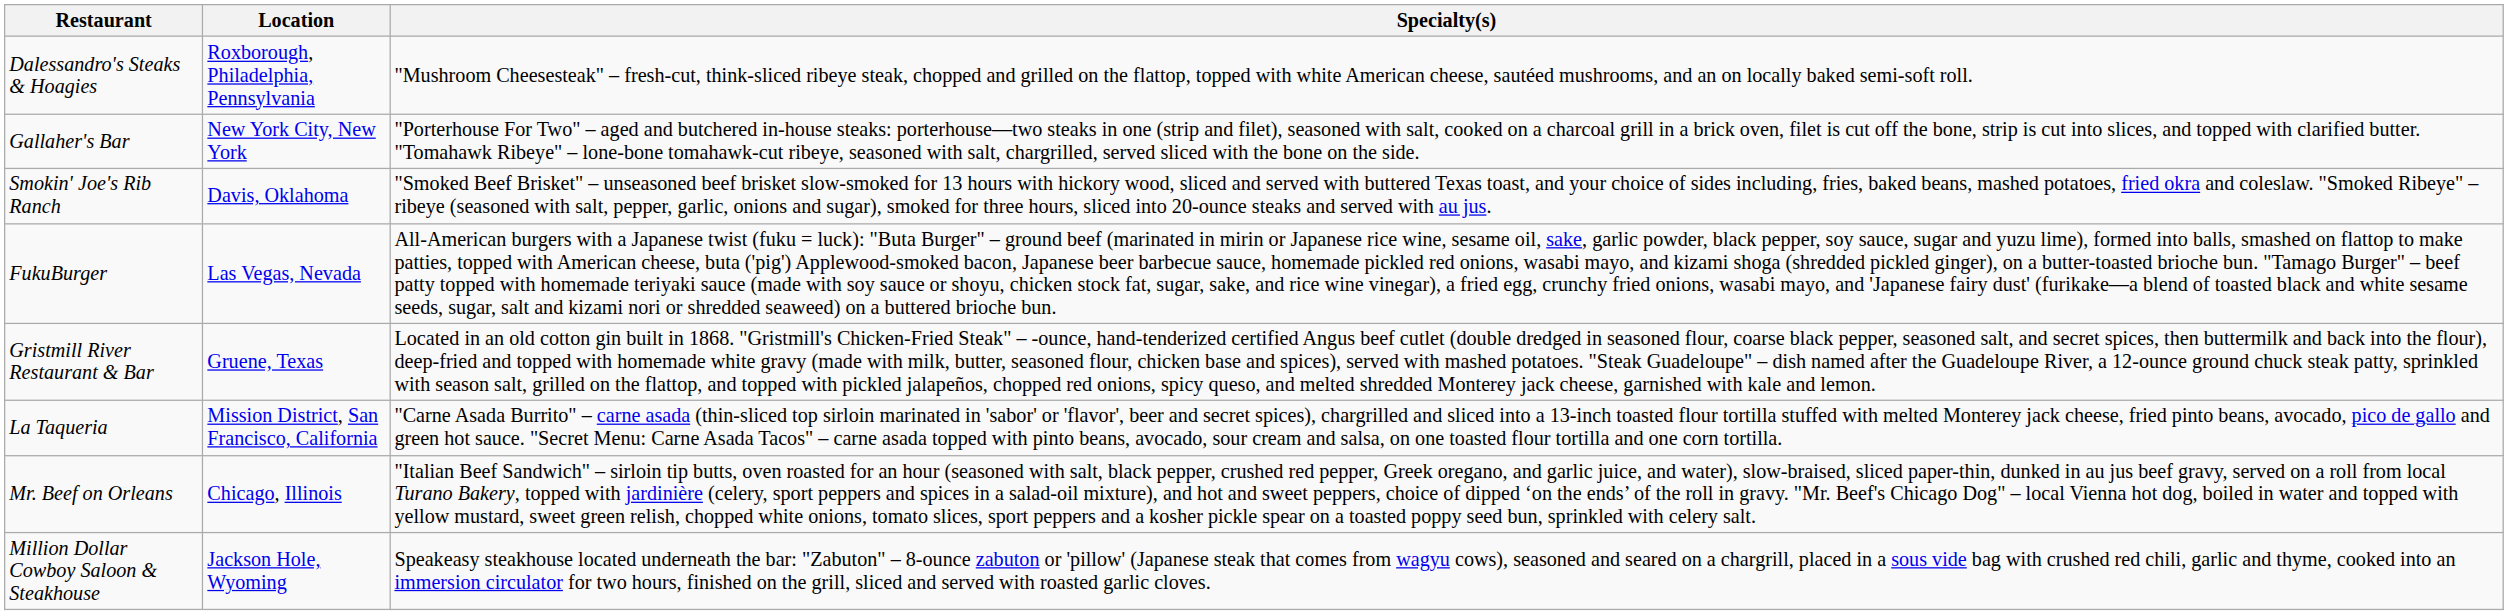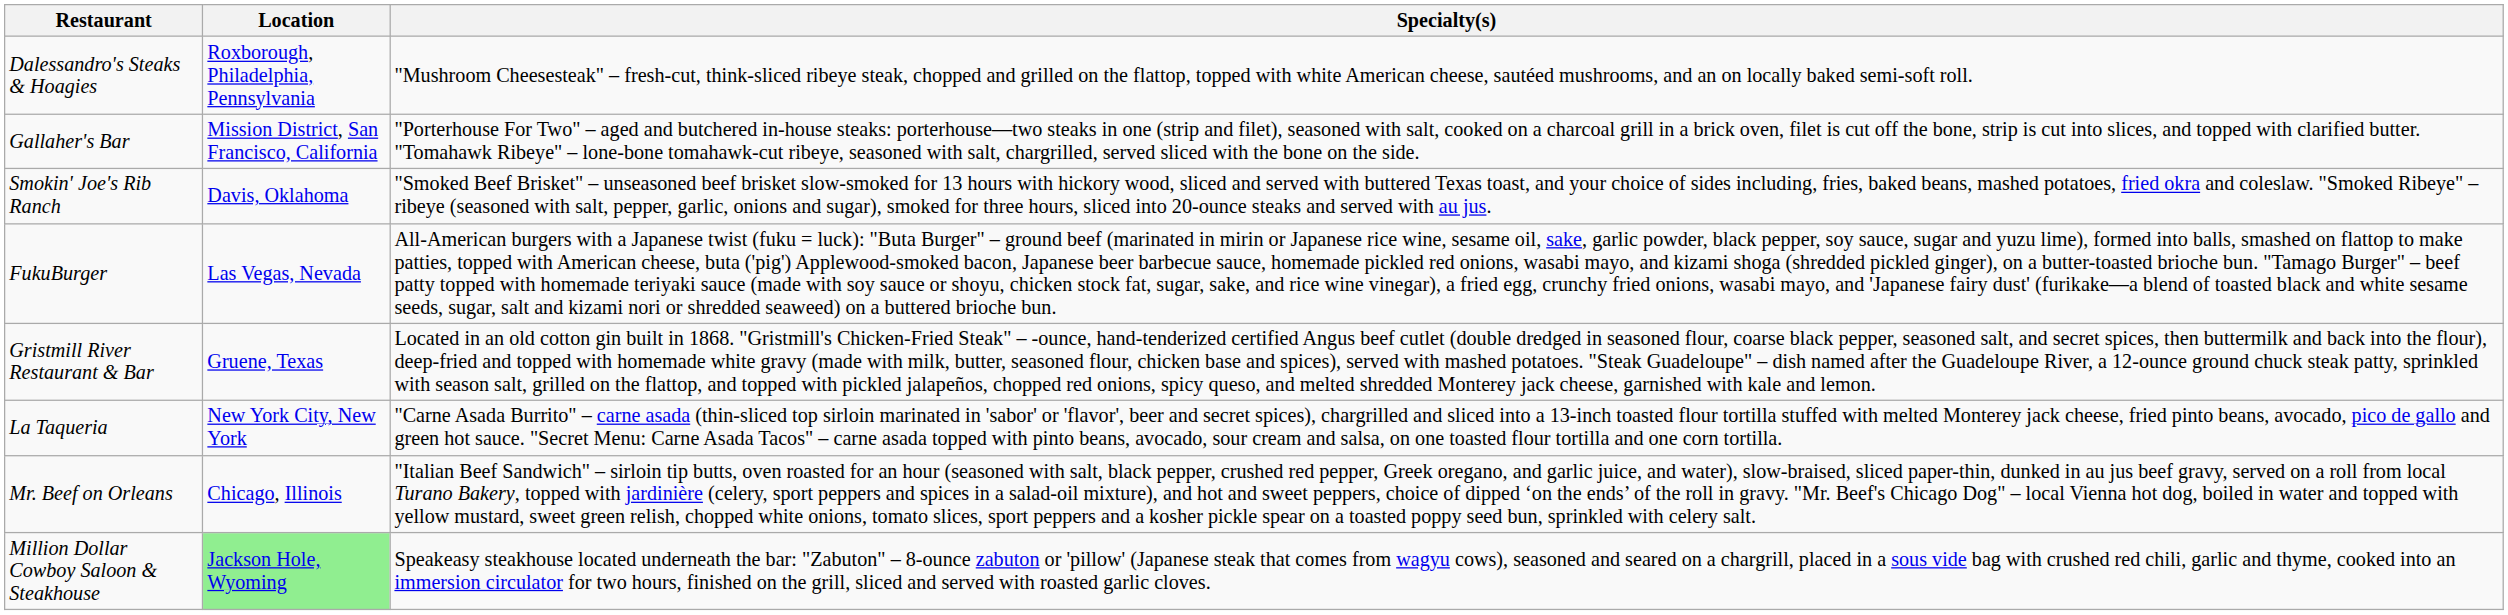(292, 141) New York City, New York -> (293, 141) Mission District, San Francisco, California
(293, 427) Mission District, San Francisco, California -> (292, 427) New York City, New York
(264, 571) no background -> (264, 571) lightgreen background
